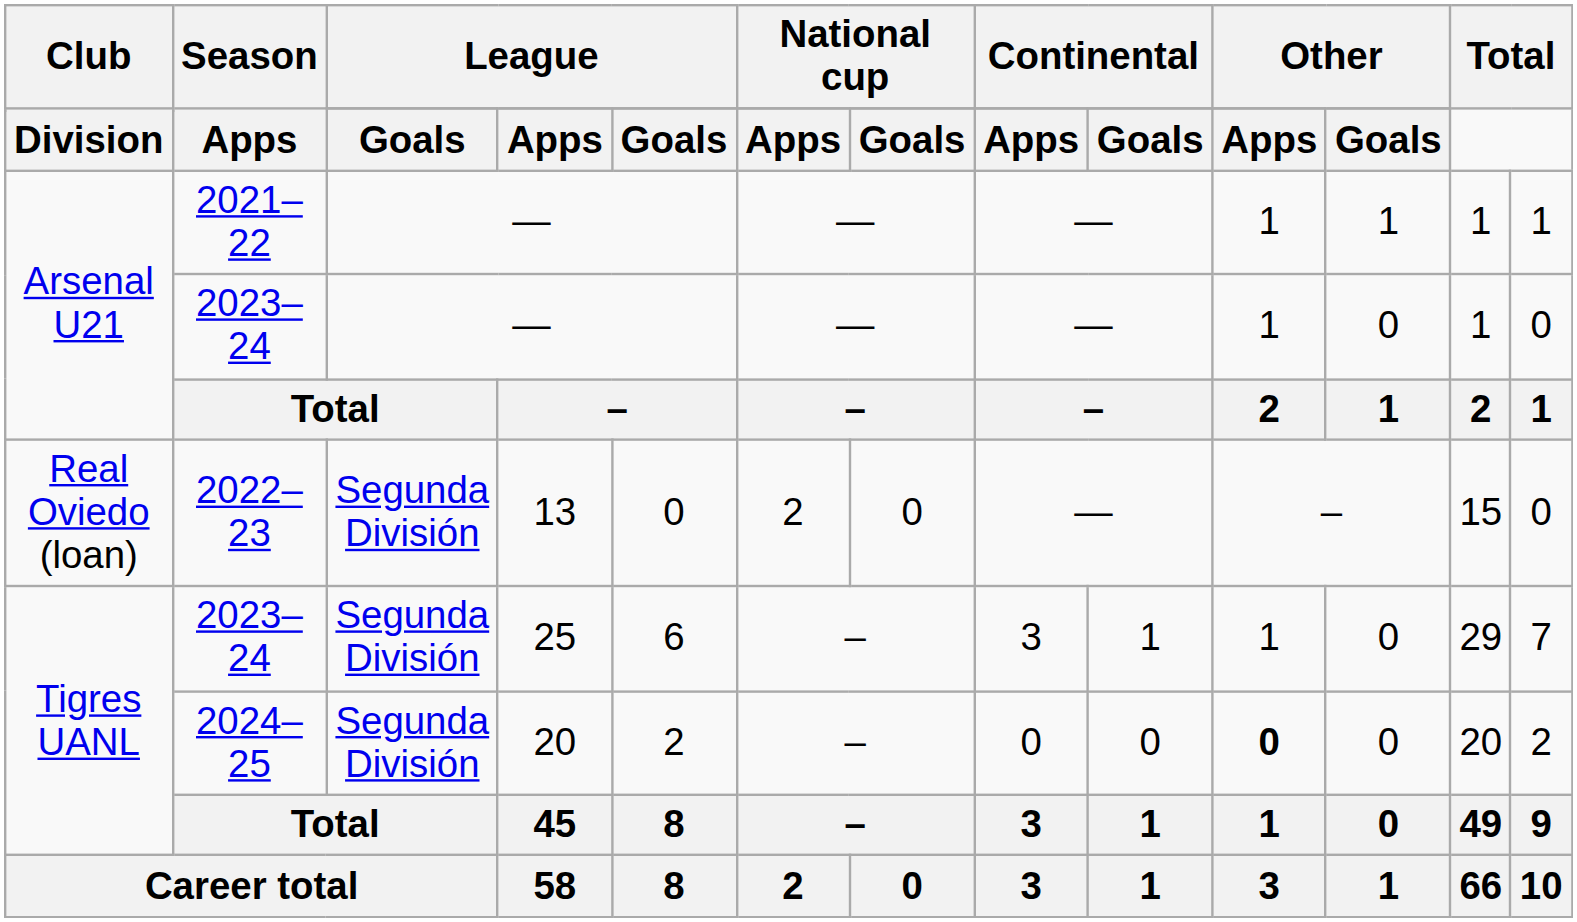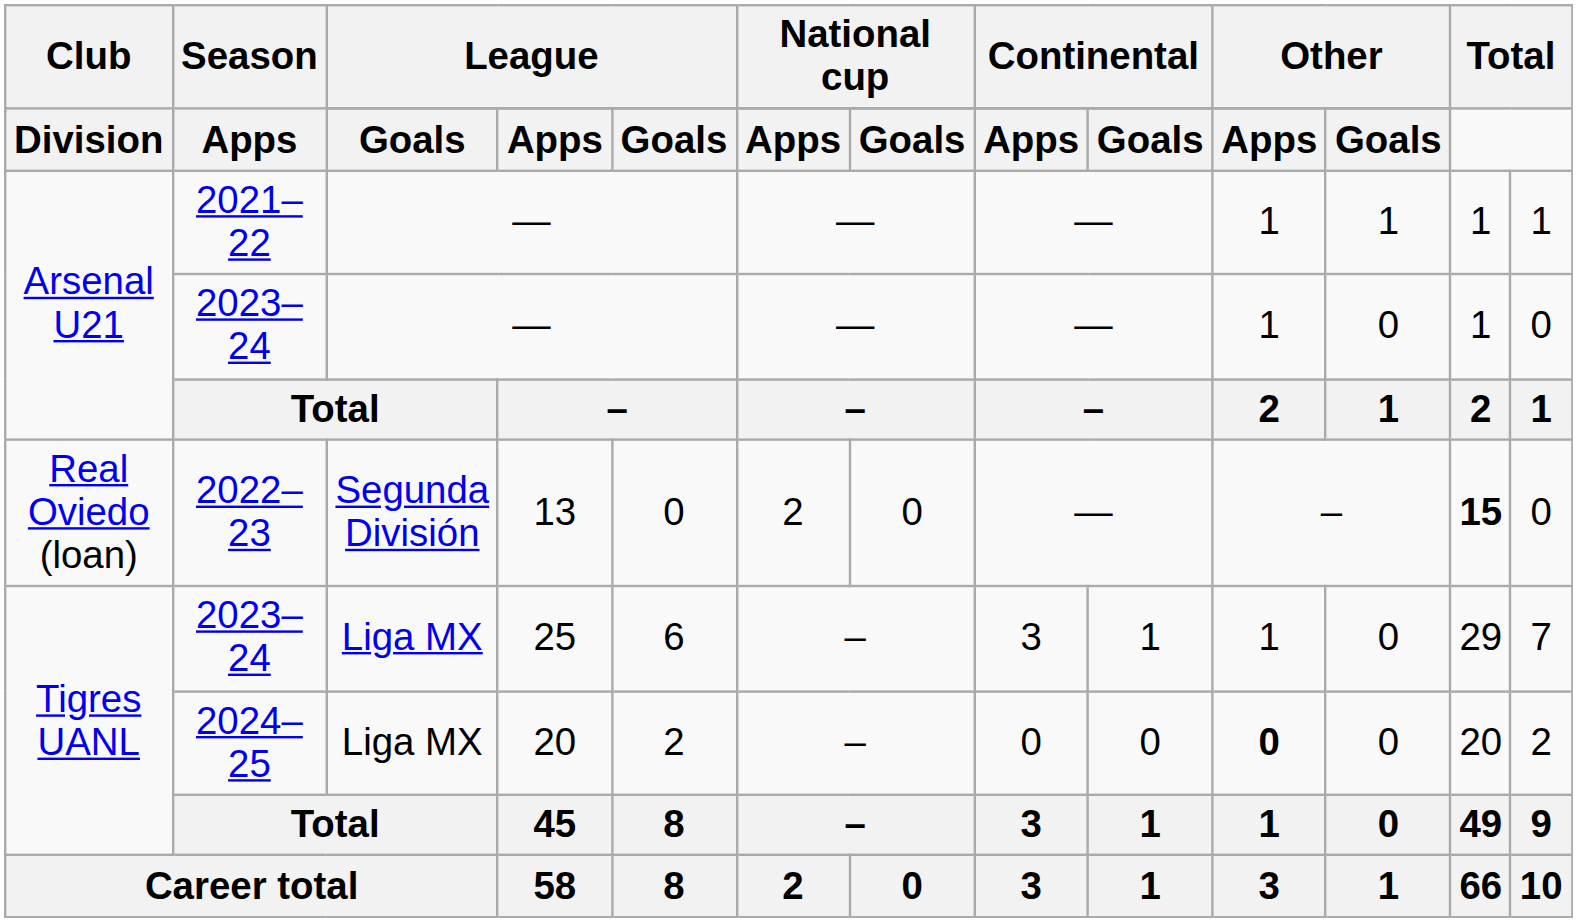(1481, 512) normal -> (1481, 512) bold
(412, 637) Segunda División -> (412, 637) Liga MX
(412, 742) Segunda División -> (412, 742) Liga MX
